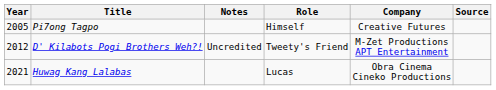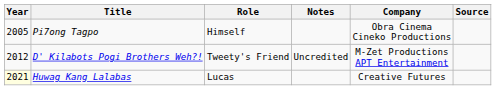columns swapped: (307, 12) <-> (234, 12)
(402, 27) Creative Futures -> (402, 32) Obra Cinema Cineko Productions
(17, 72) no background -> (17, 77) lightyellow background
(402, 72) Obra Cinema Cineko Productions -> (402, 77) Creative Futures
